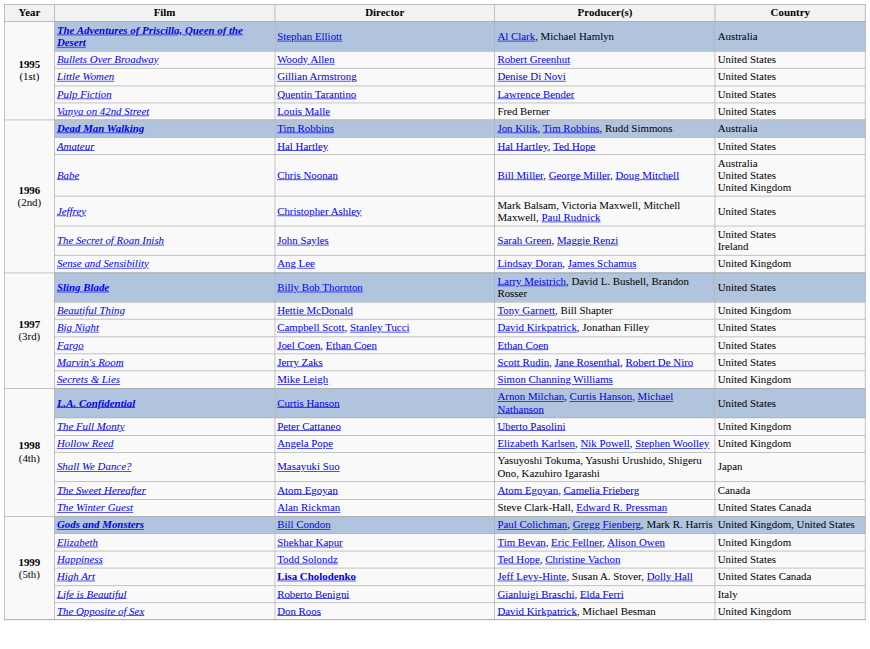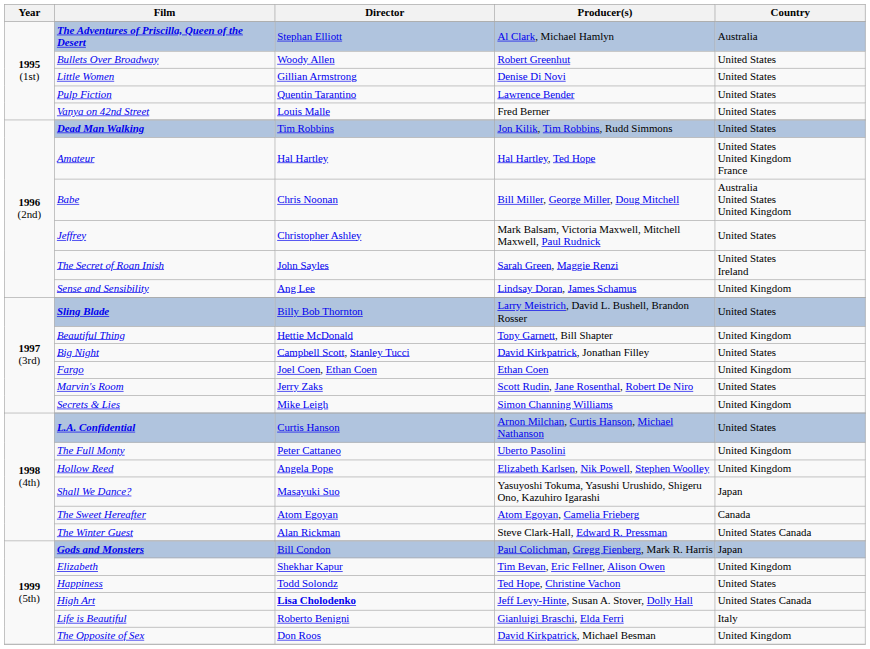(738, 128) Australia -> (747, 128) United States
(747, 146) United States -> (754, 158) United States United Kingdom France
(747, 345) United States -> (754, 369) United Kingdom
(786, 525) United Kingdom, United States -> (730, 549) Japan
